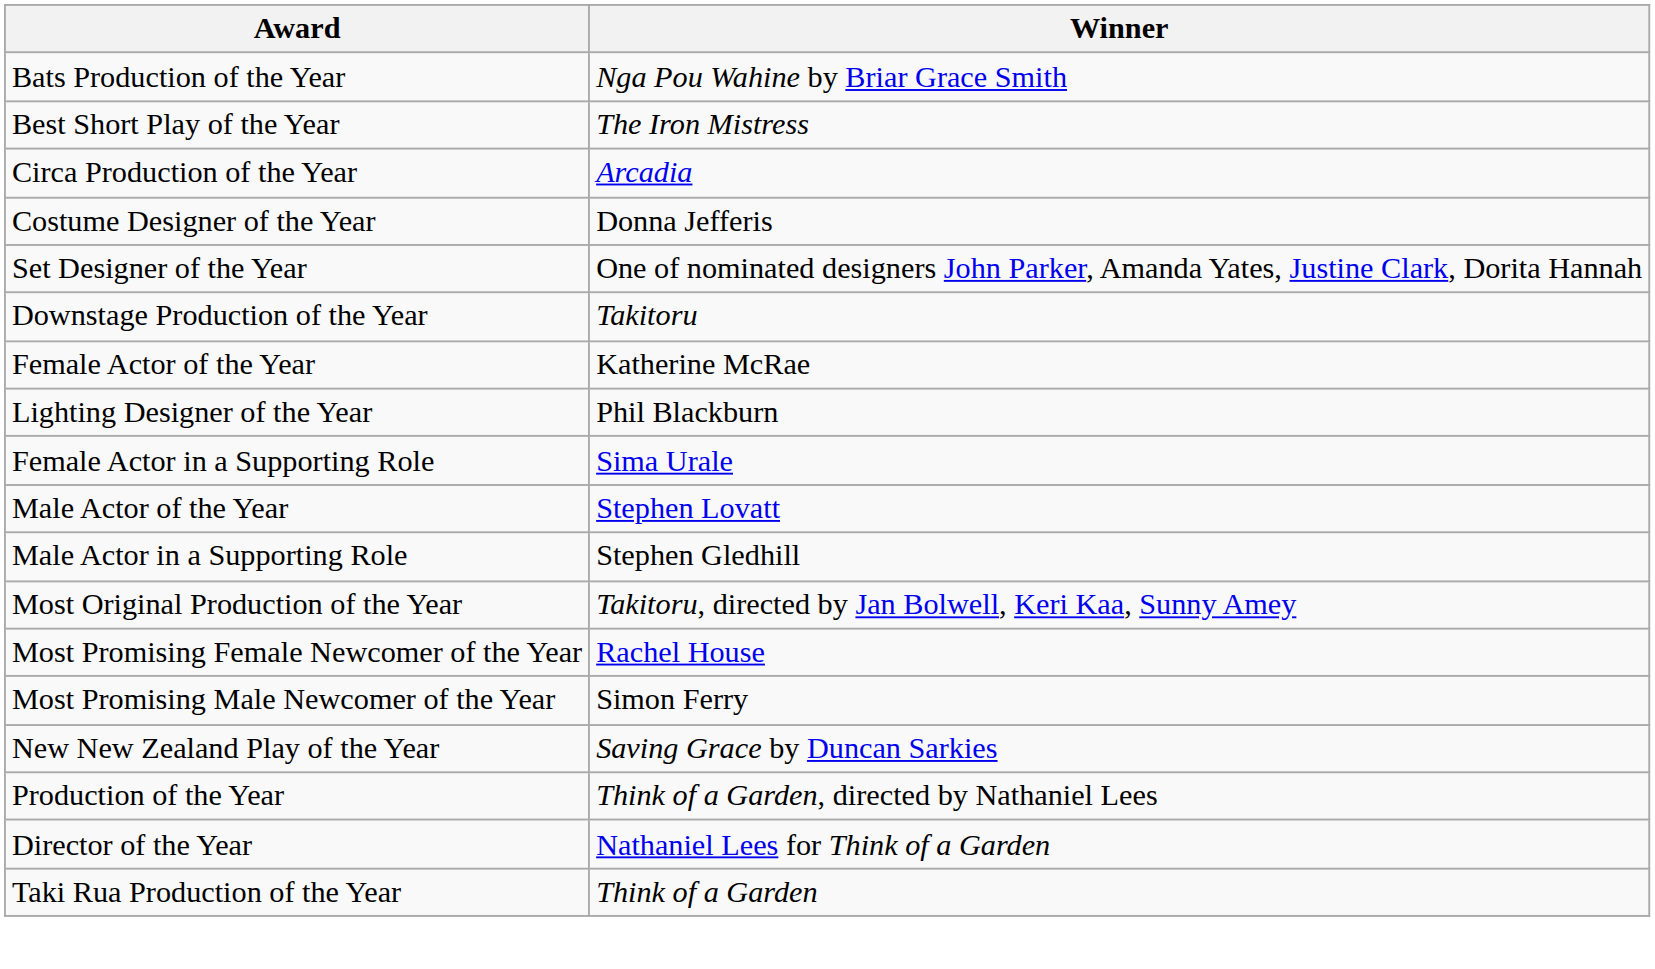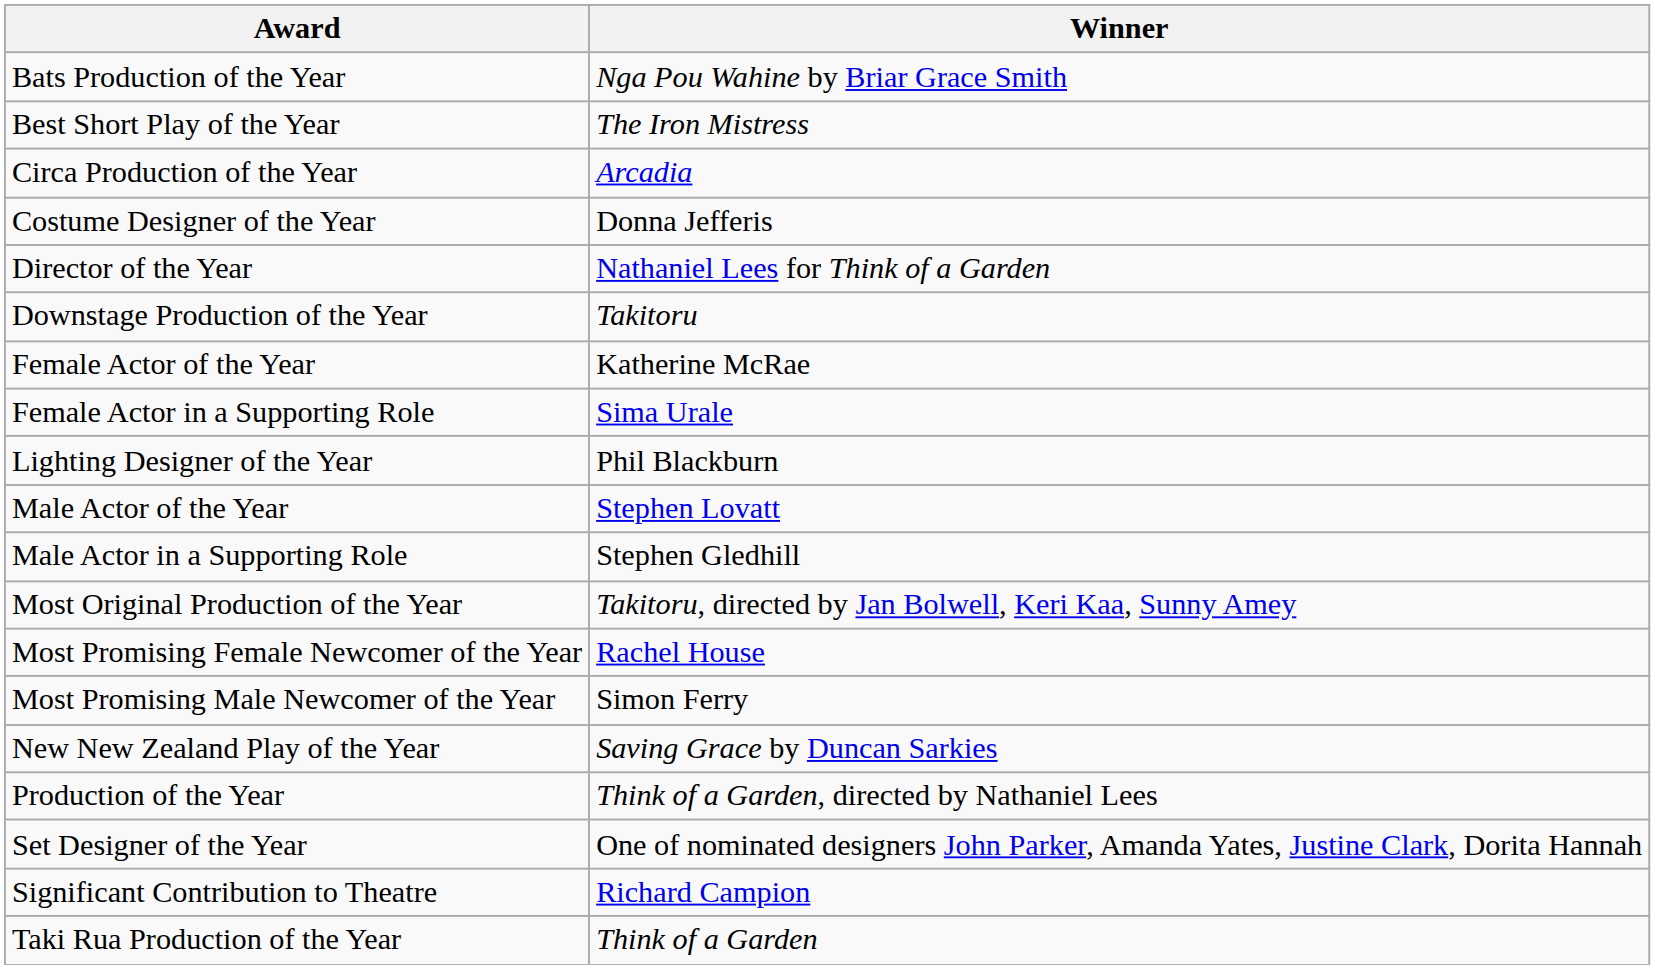rows swapped: (132, 843) <-> (159, 268)
rows swapped: (223, 460) <-> (192, 412)
+ row: (225, 891)
